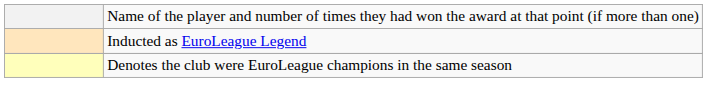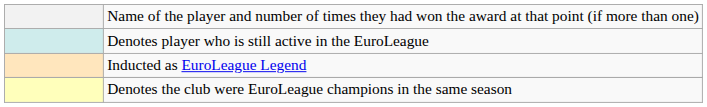+ row: (268, 41)
